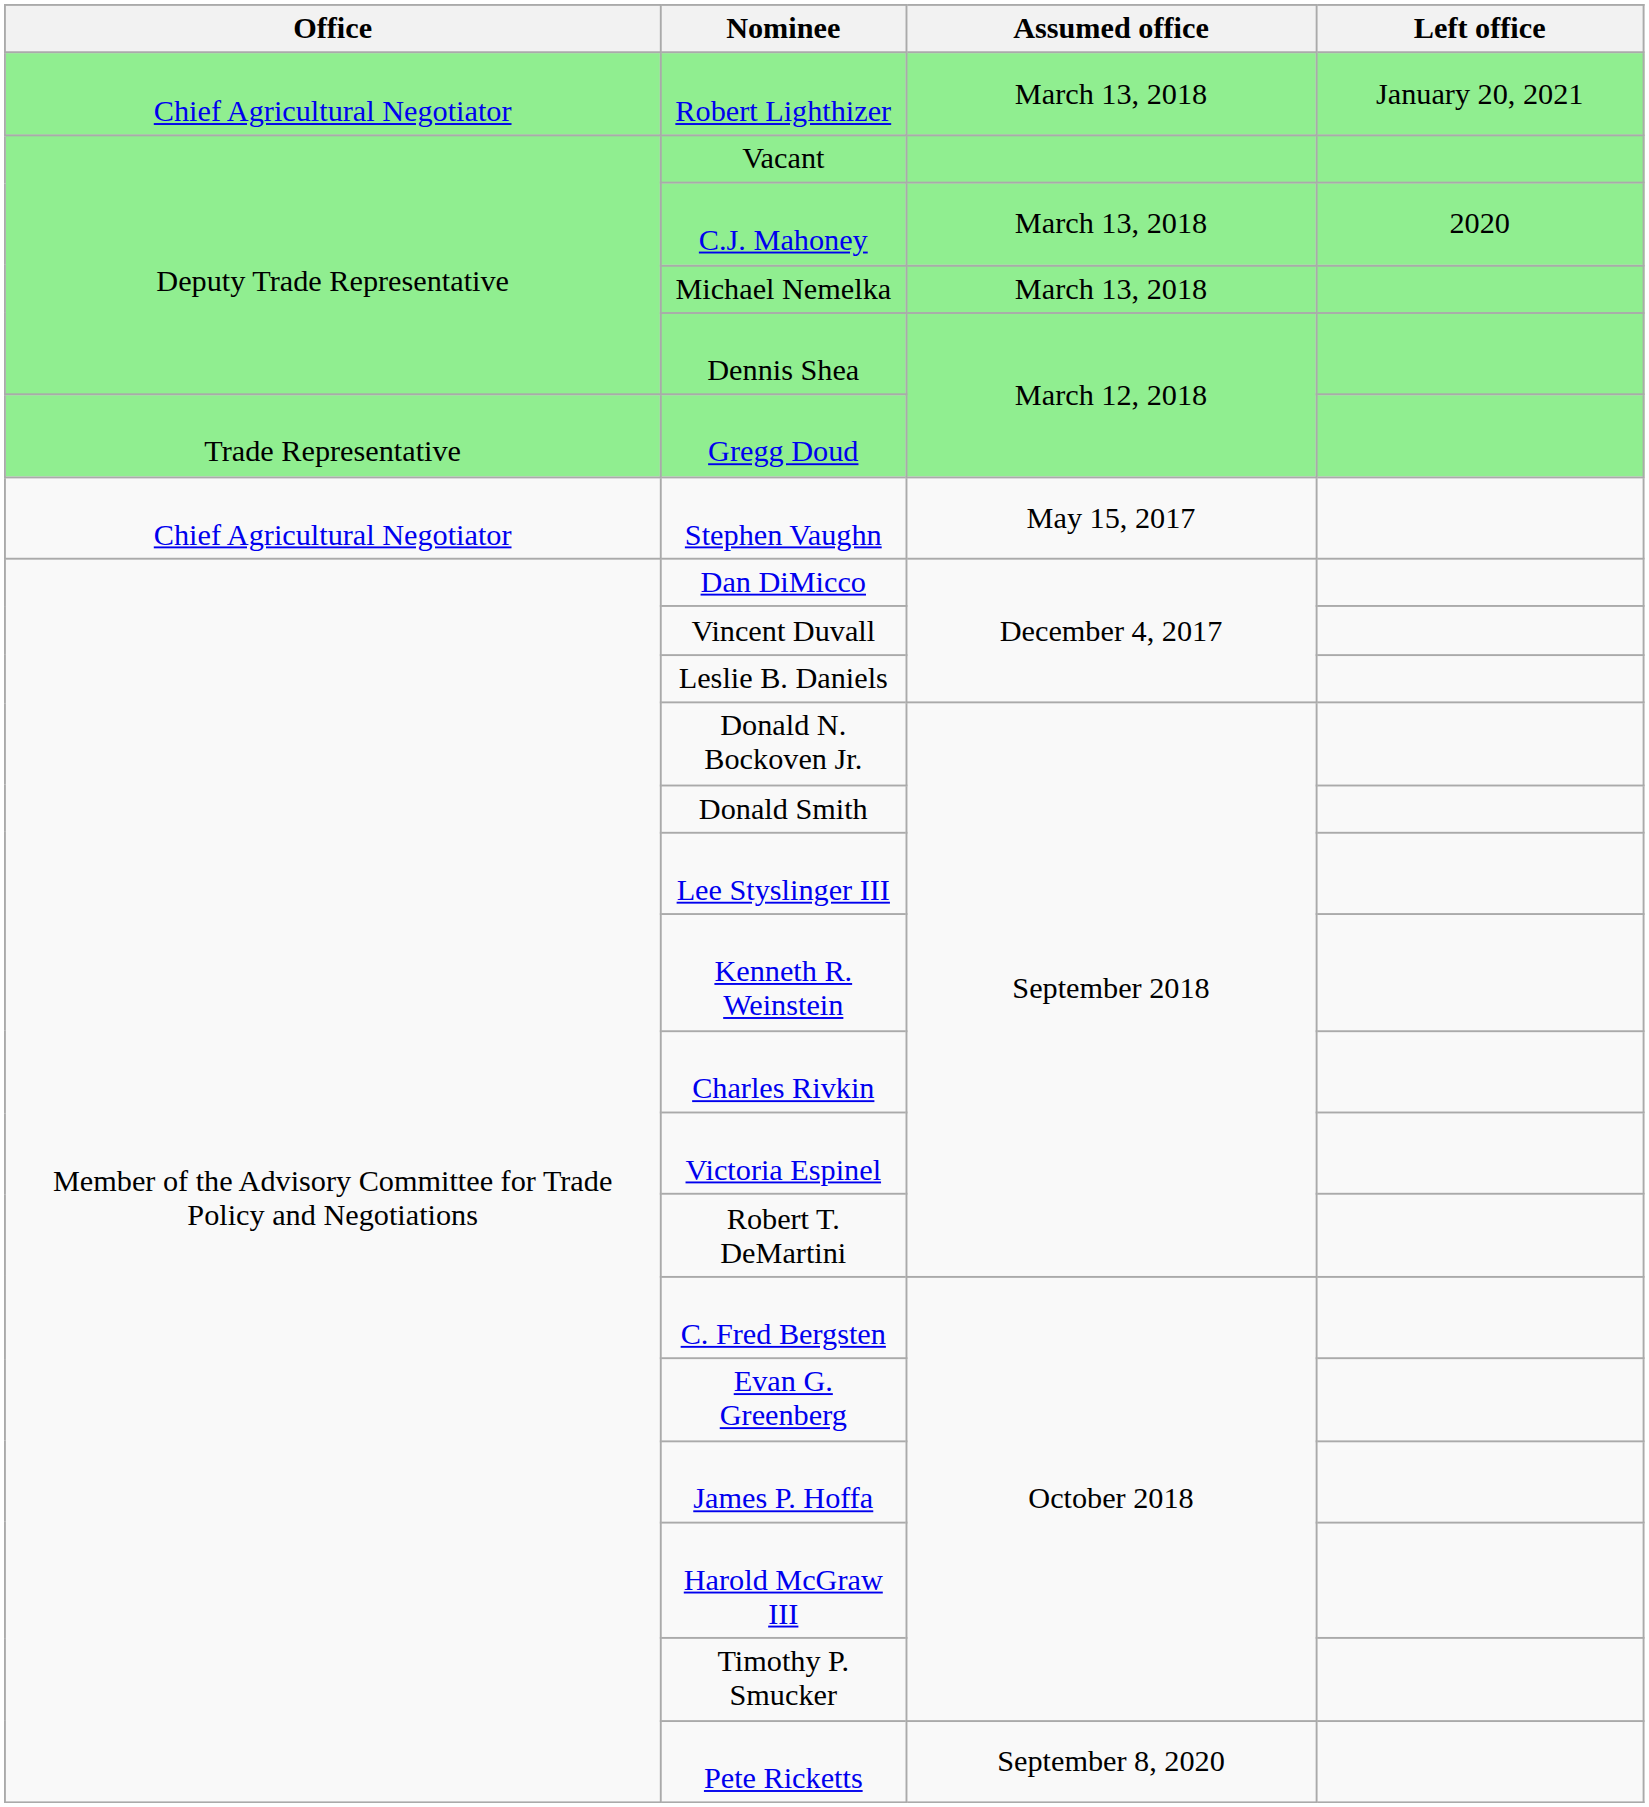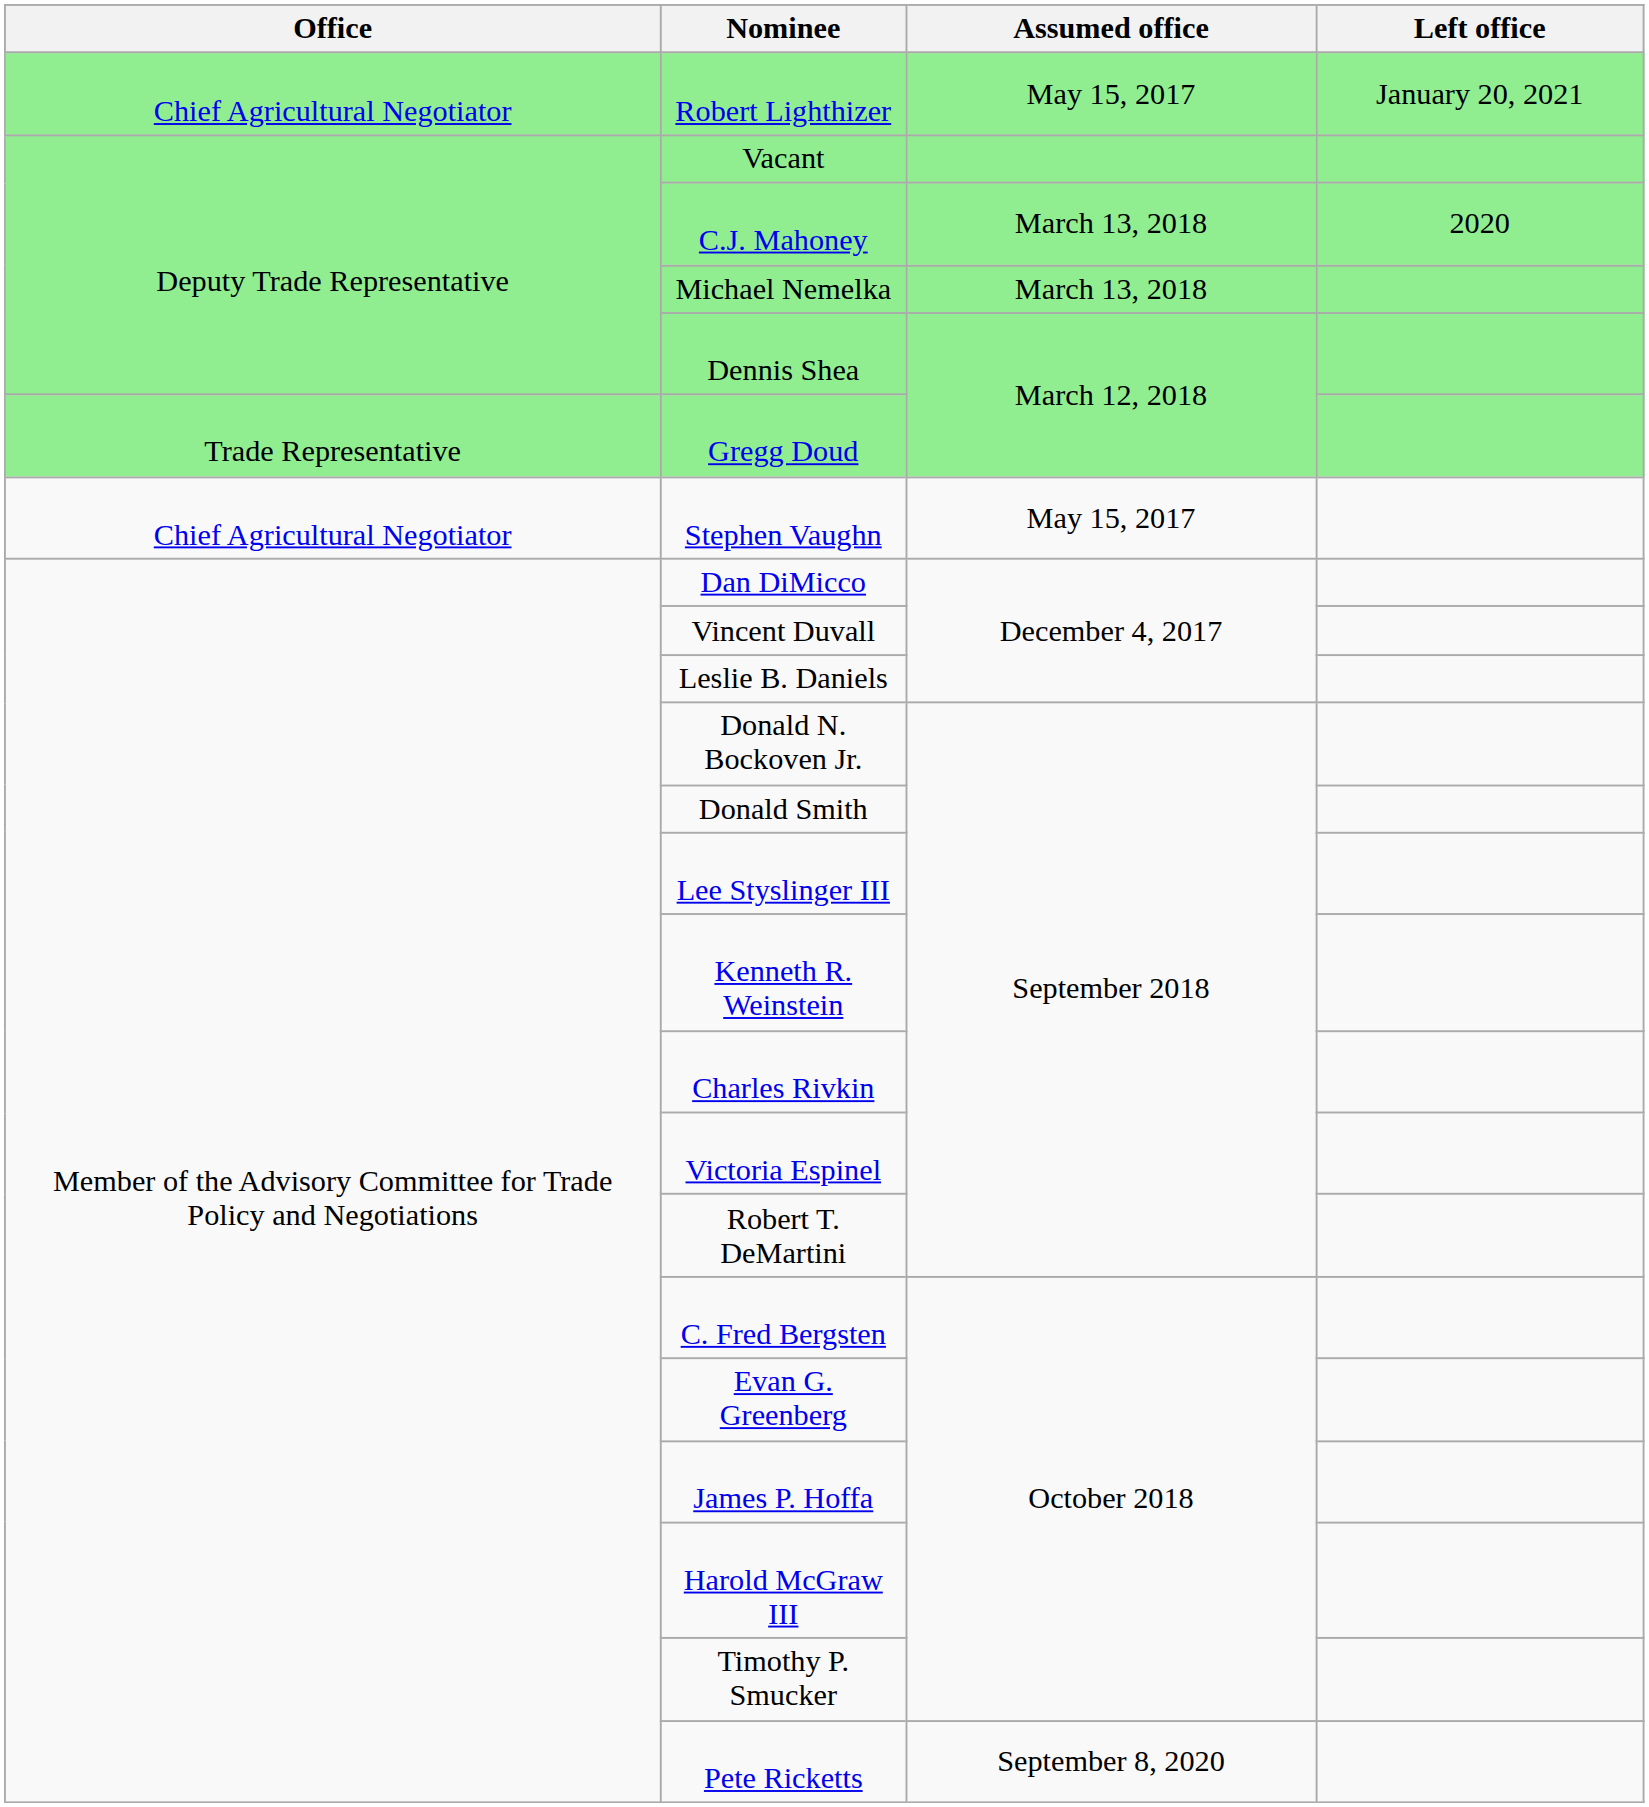(1111, 93) March 13, 2018 -> (1111, 93) May 15, 2017
